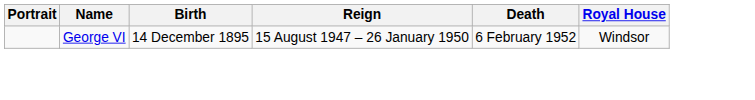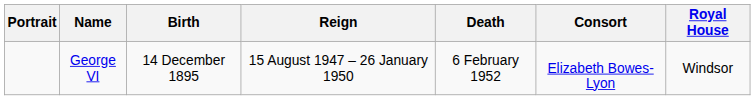+ column: (601, 23)
